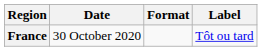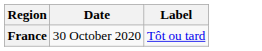- column: (168, 14)
